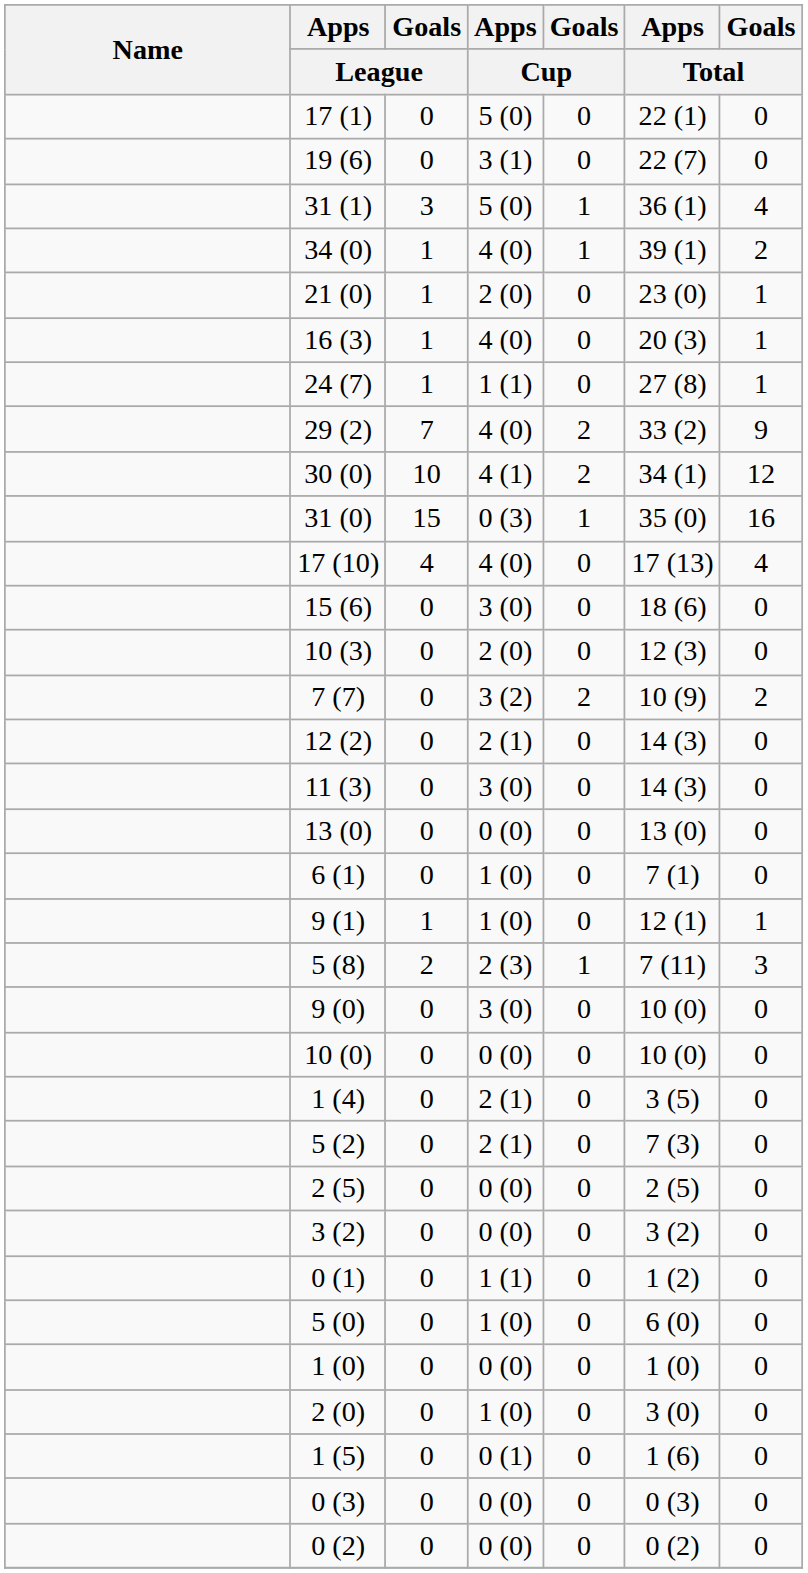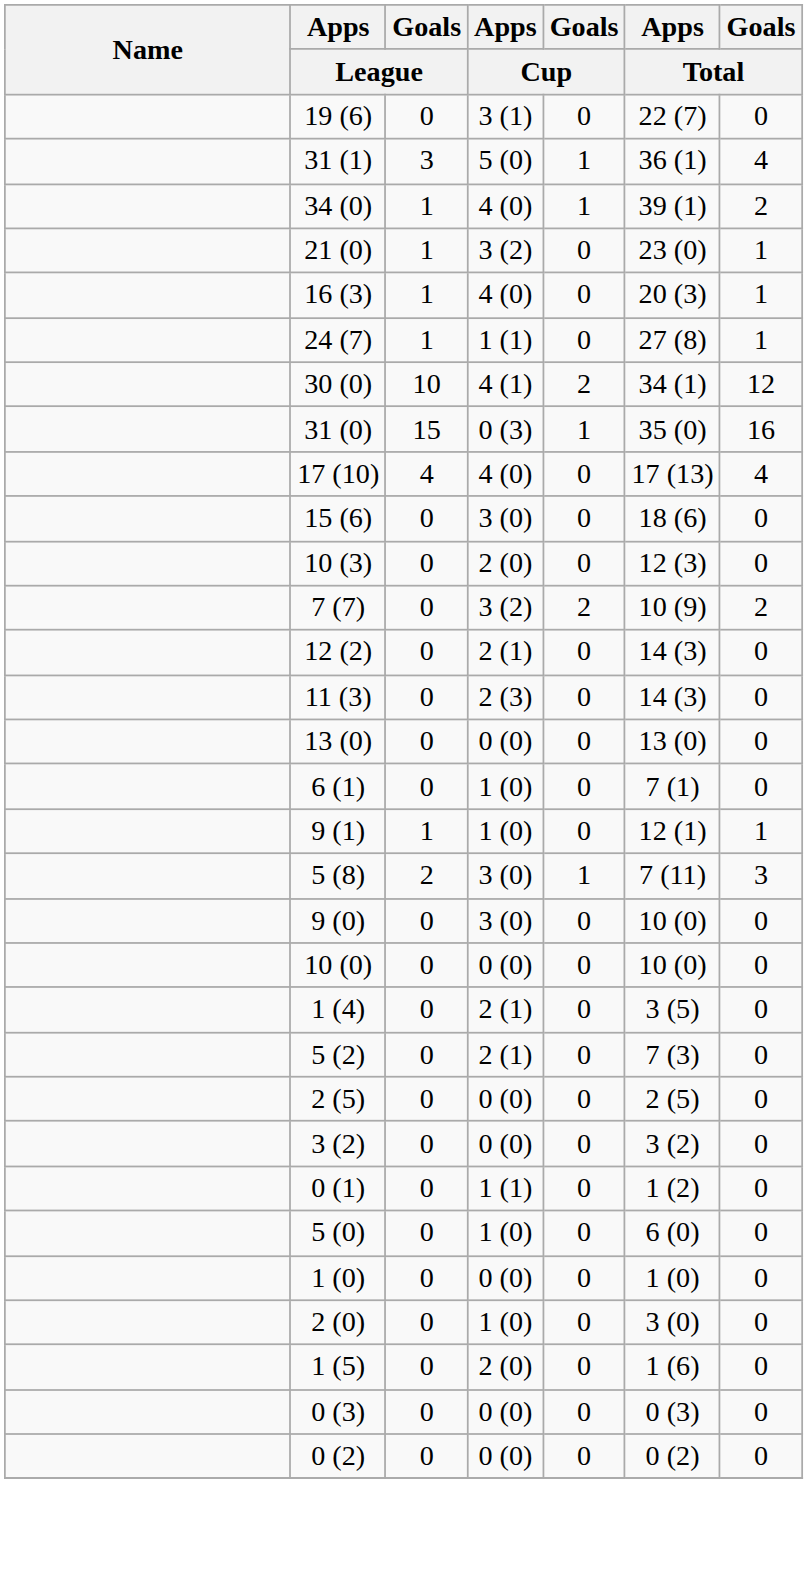- row: (338, 116)
(505, 294) 2 (0) -> (505, 250) 3 (2)
- row: (338, 428)
(505, 786) 3 (0) -> (505, 696) 2 (3)
(505, 964) 2 (3) -> (505, 875) 3 (0)
(505, 1455) 0 (1) -> (505, 1366) 2 (0)
